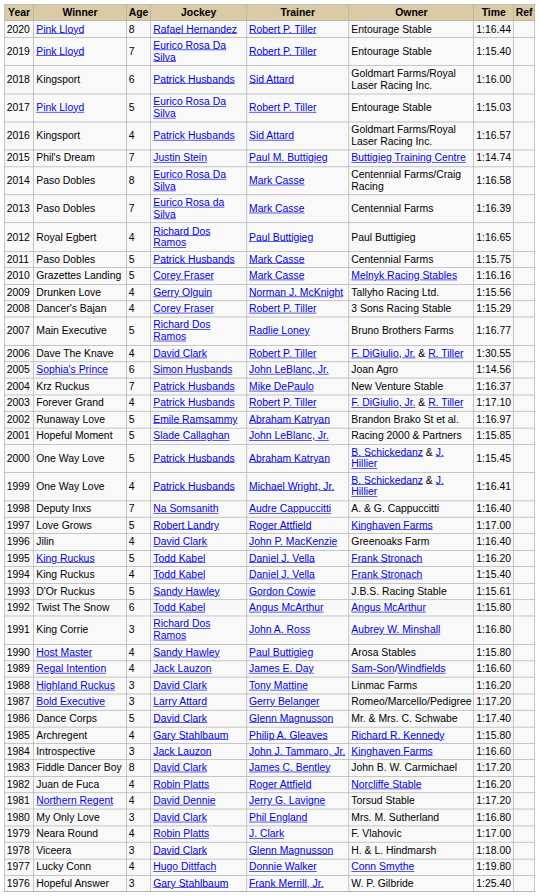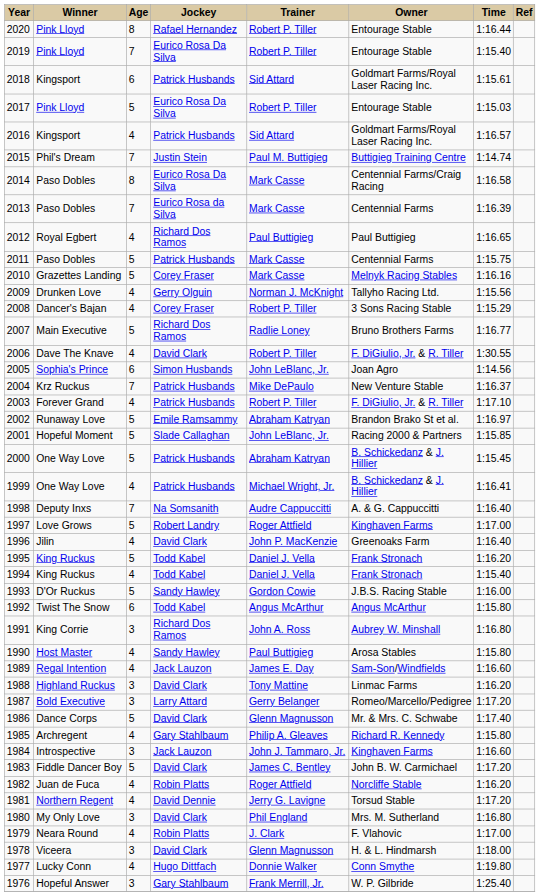(494, 79) 1:16.00 -> (494, 79) 1:15.61
(494, 591) 1:15.61 -> (494, 591) 1:16.00
(132, 768) 8 -> (132, 768) 5
